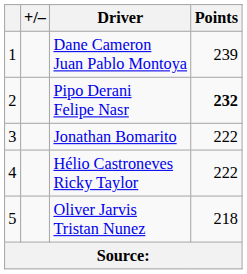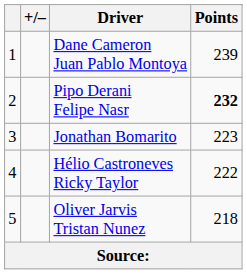(226, 137) 222 -> (226, 137) 223
